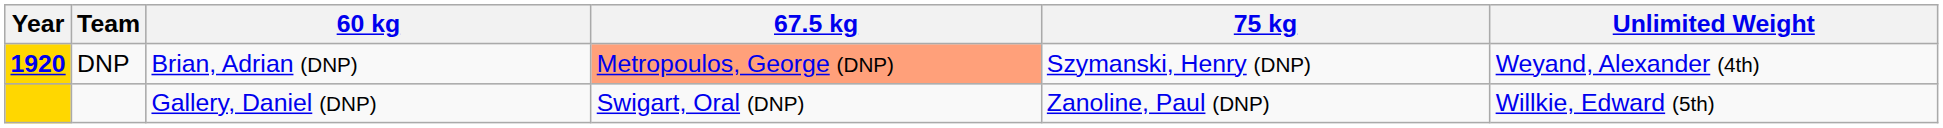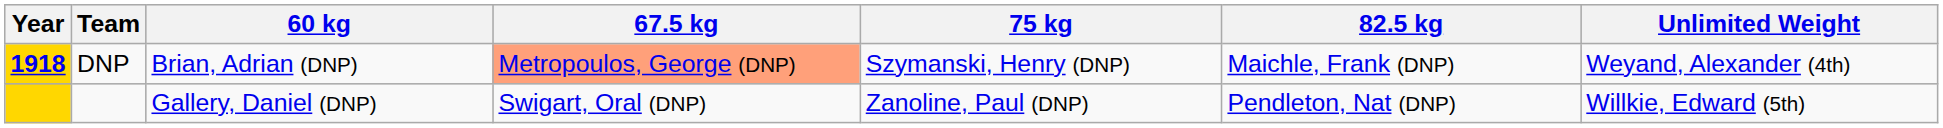+ column: (1401, 24)
(38, 63) 1920 -> (38, 63) 1918
